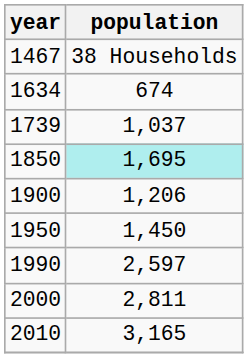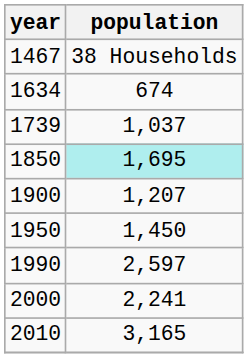(154, 196) 1,206 -> (154, 196) 1,207
(154, 300) 2,811 -> (154, 300) 2,241
